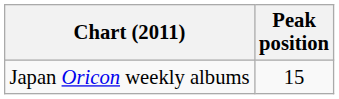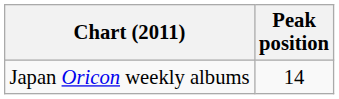(294, 76) 15 -> (294, 76) 14
